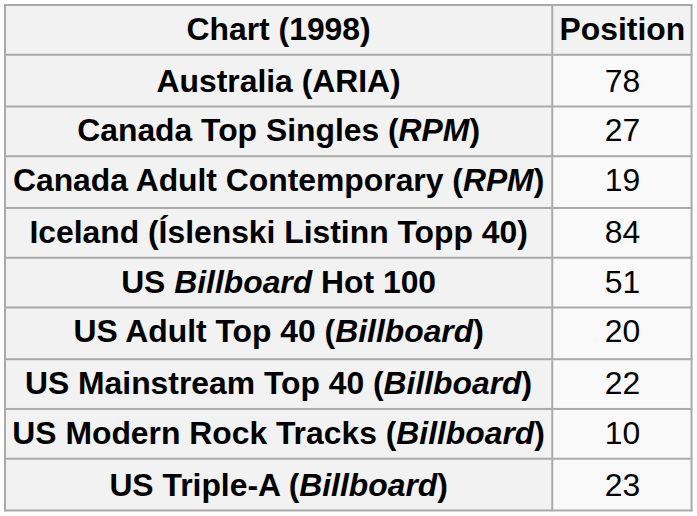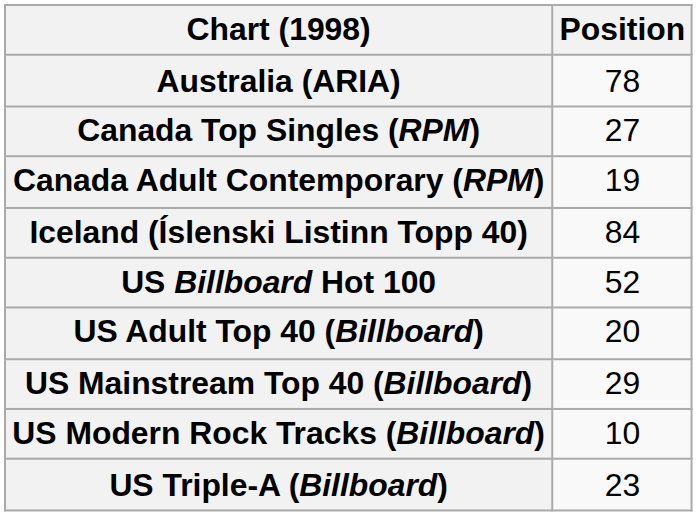(622, 282) 51 -> (622, 282) 52
(622, 383) 22 -> (622, 383) 29
